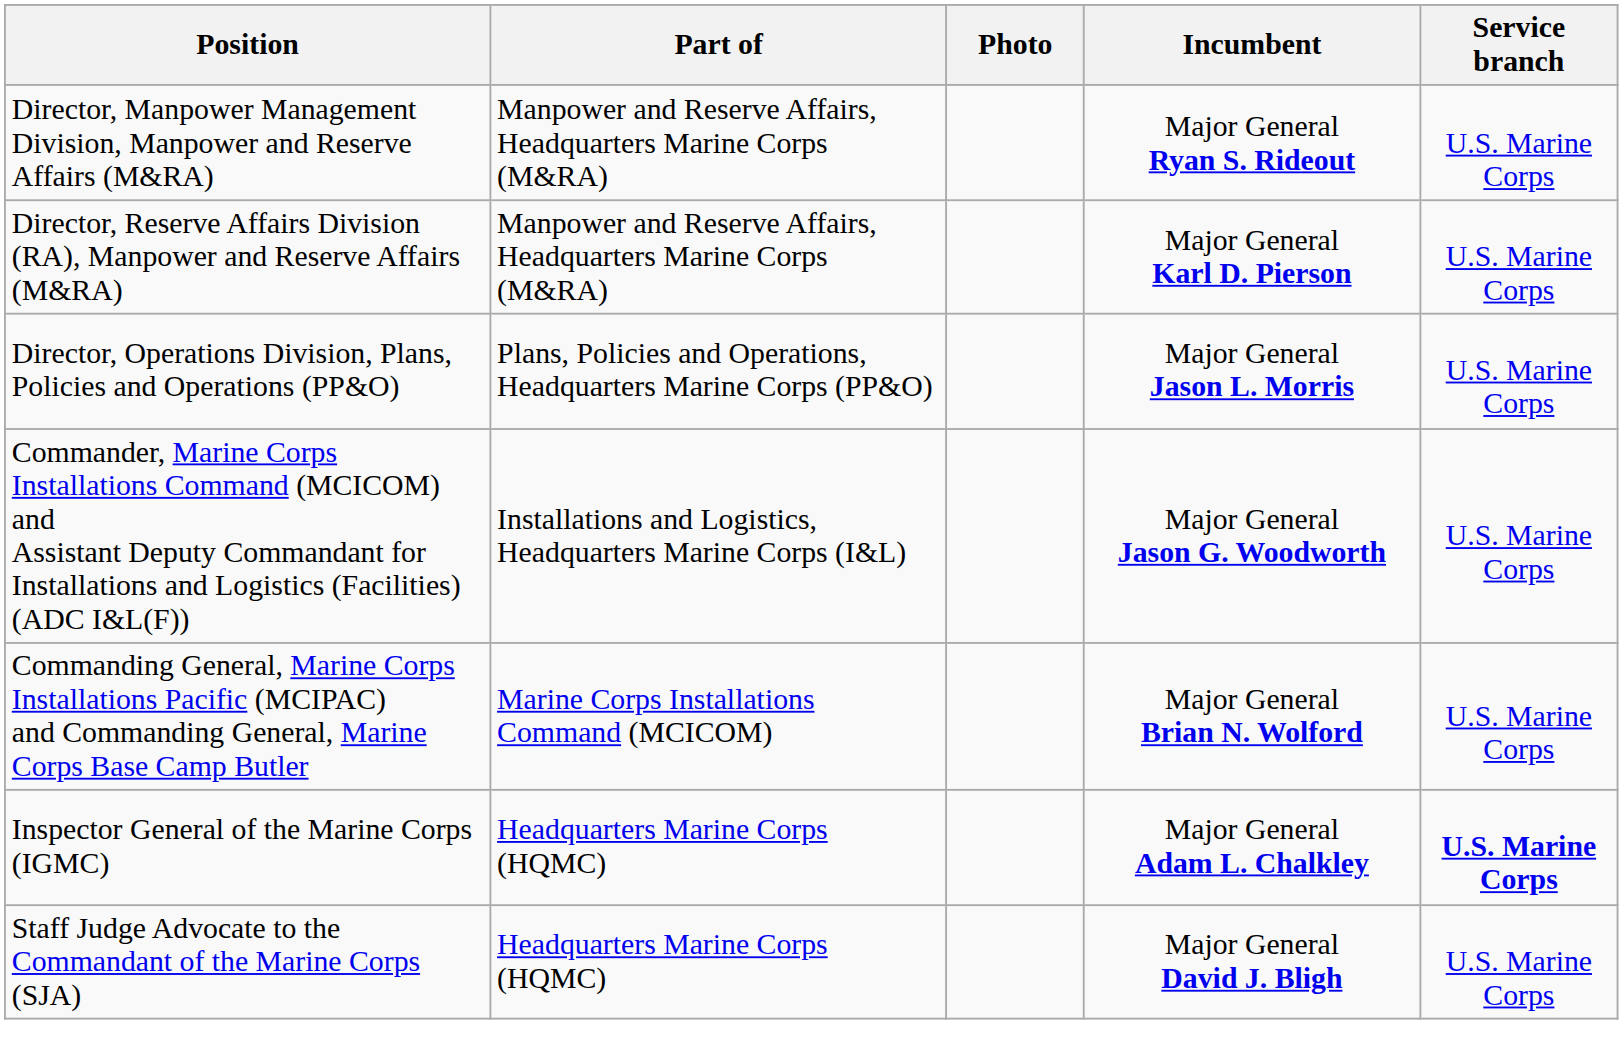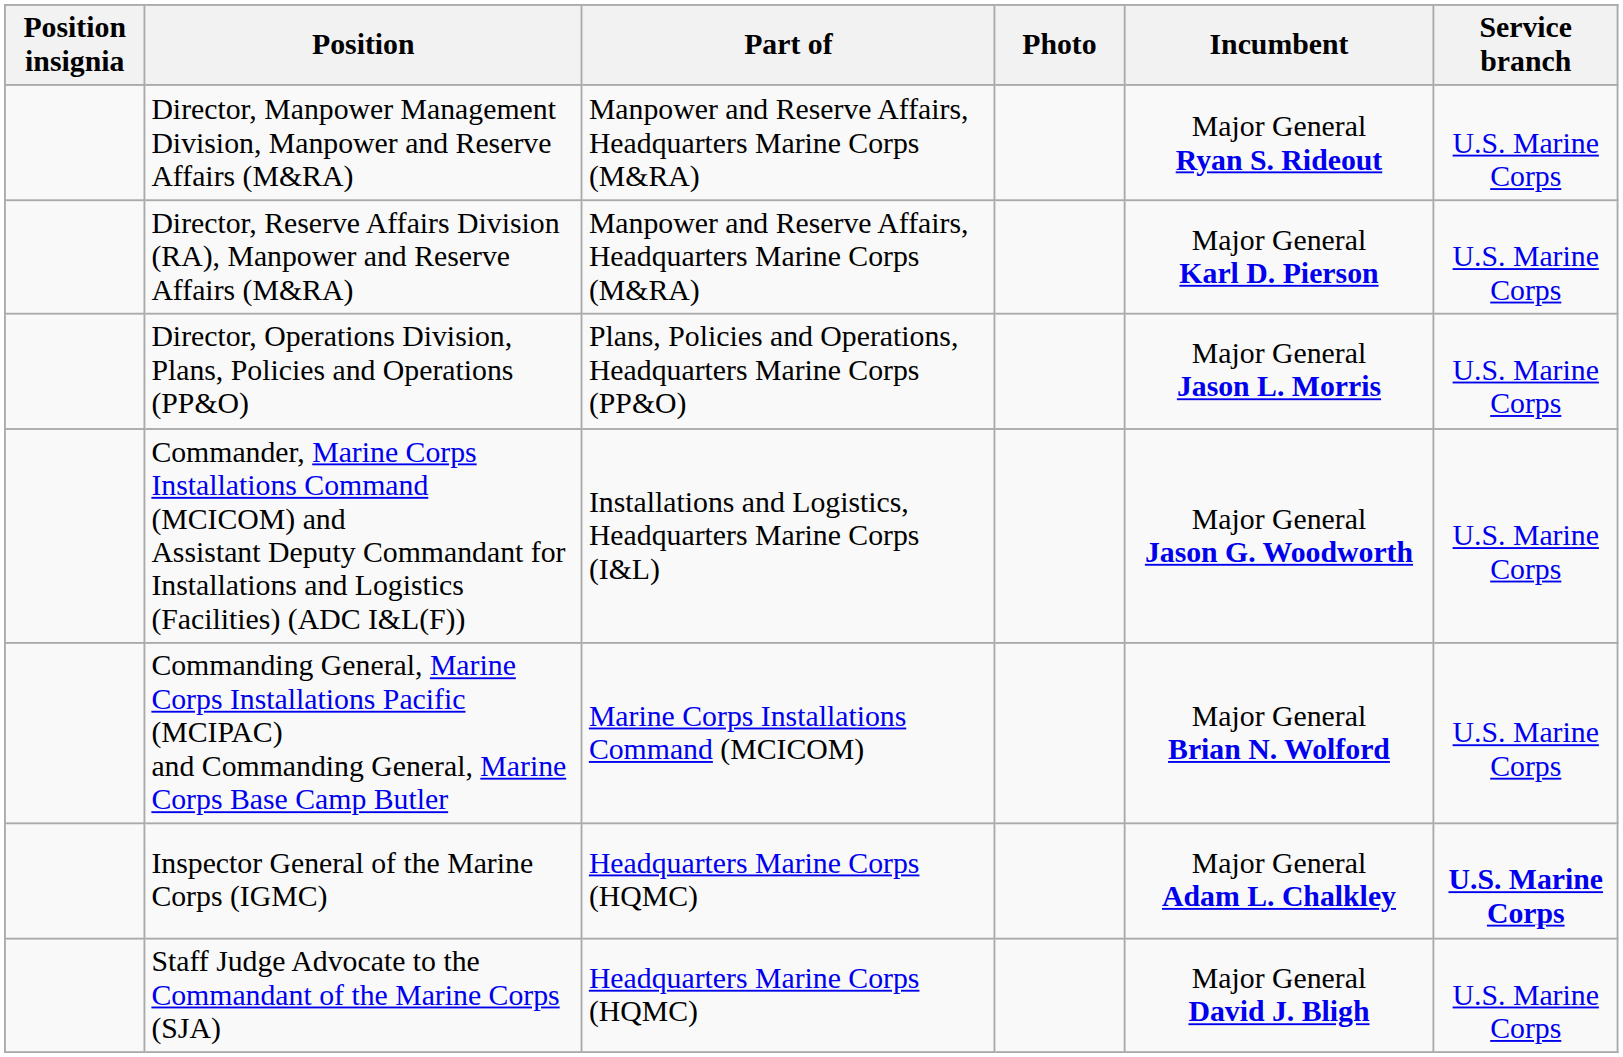+ column: (75, 44)
